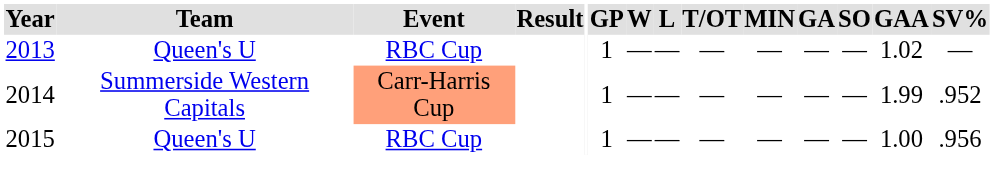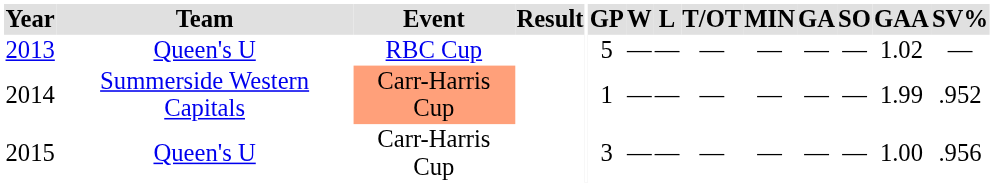(607, 49) 1 -> (607, 49) 5
(434, 139) RBC Cup -> (434, 153) Carr-Harris Cup
(607, 139) 1 -> (607, 153) 3
